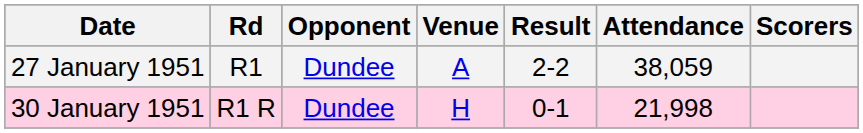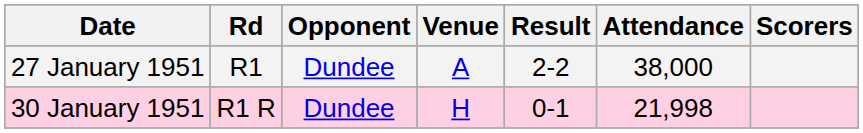(673, 67) 38,059 -> (673, 67) 38,000
